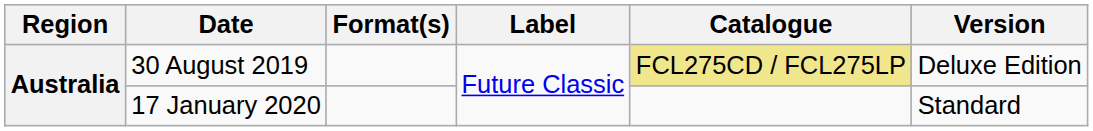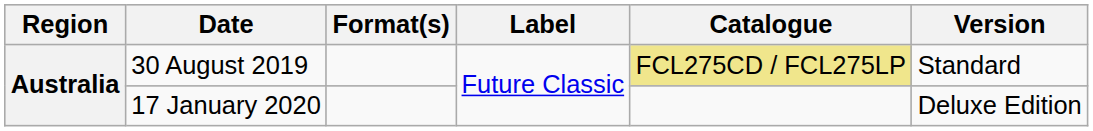(1000, 65) Deluxe Edition -> (969, 65) Standard
(969, 105) Standard -> (1000, 105) Deluxe Edition
